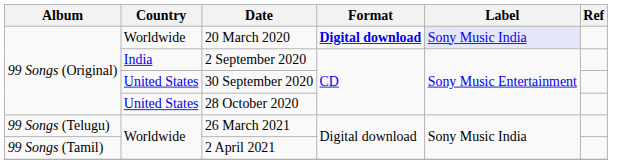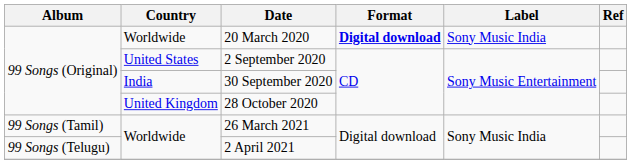(477, 37) lavender background -> (497, 37) no background
(138, 59) India -> (161, 59) United States
(161, 81) United States -> (138, 81) India
(161, 103) United States -> (171, 103) United Kingdom
(59, 125) 99 Songs (Telugu) -> (55, 125) 99 Songs (Tamil)
(55, 147) 99 Songs (Tamil) -> (59, 147) 99 Songs (Telugu)
